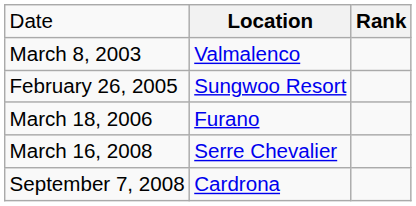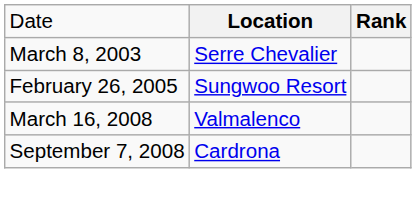(247, 54) Valmalenco -> (266, 54) Serre Chevalier
- row: (81, 119)
(266, 152) Serre Chevalier -> (247, 119) Valmalenco
